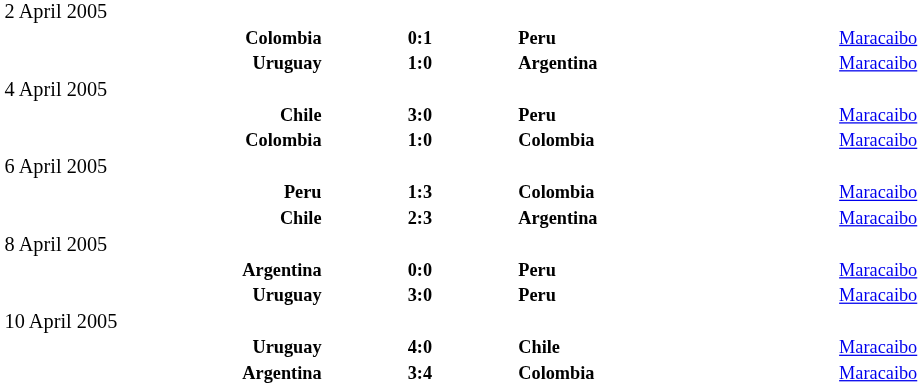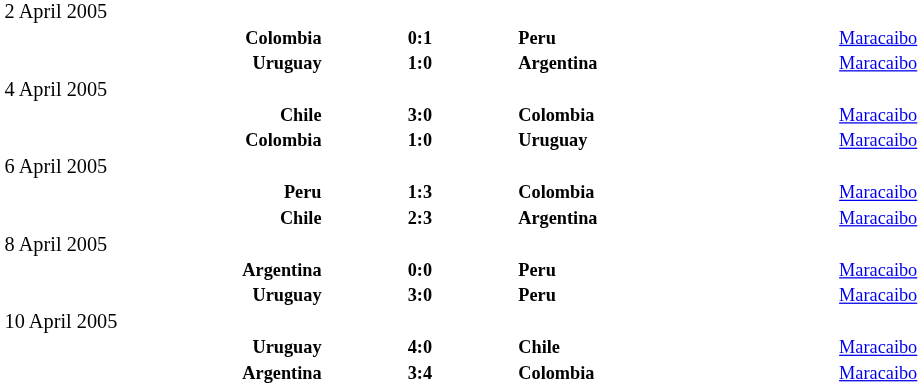(537, 115) Peru -> (556, 115) Colombia
(556, 140) Colombia -> (553, 140) Uruguay
